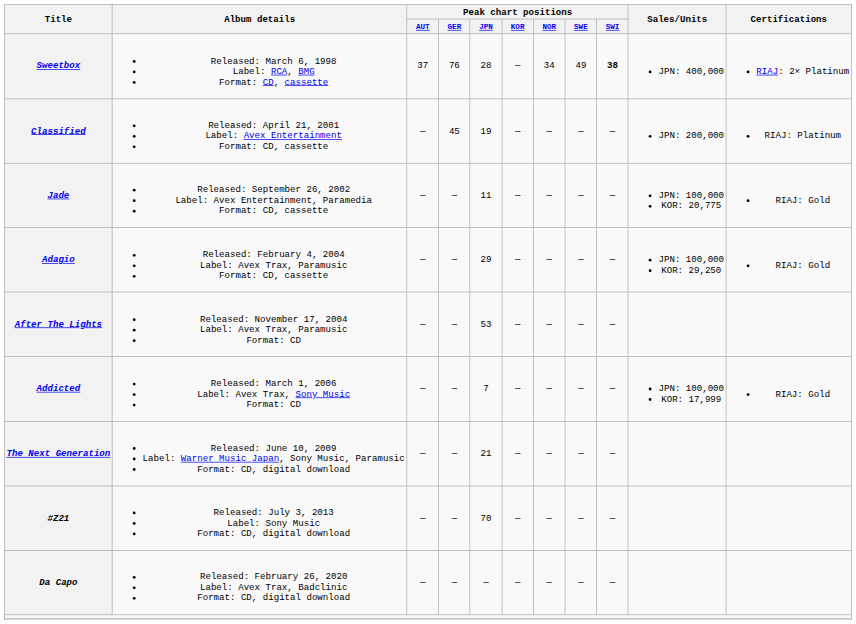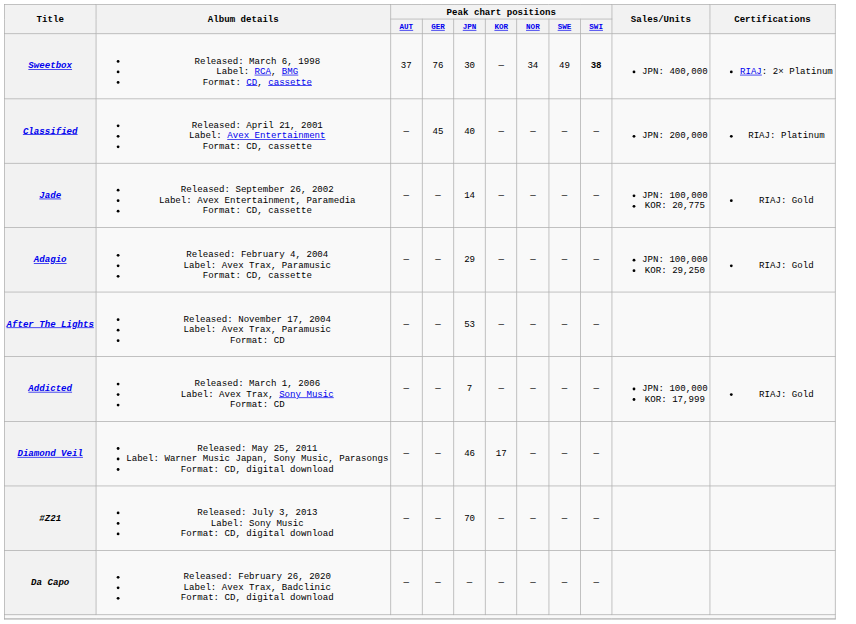(486, 66) 28 -> (470, 66) 30
(486, 131) 19 -> (470, 131) 40
(486, 195) 11 -> (470, 195) 14
- row: (58, 453)
+ row: (50, 453)
